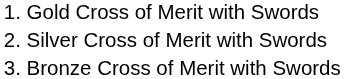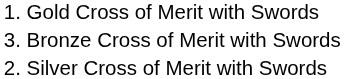rows swapped: (165, 40) <-> (172, 68)
